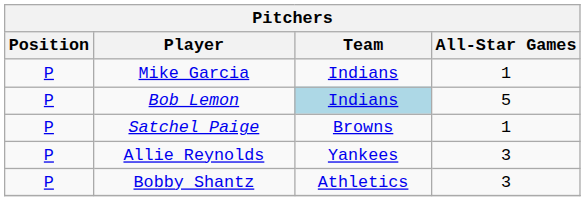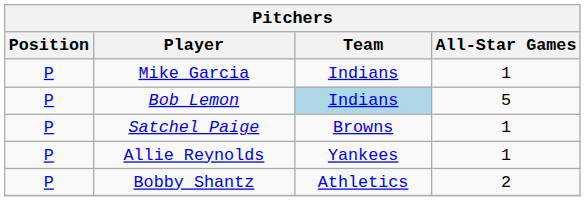(506, 155) 3 -> (506, 155) 1
(506, 182) 3 -> (506, 182) 2
